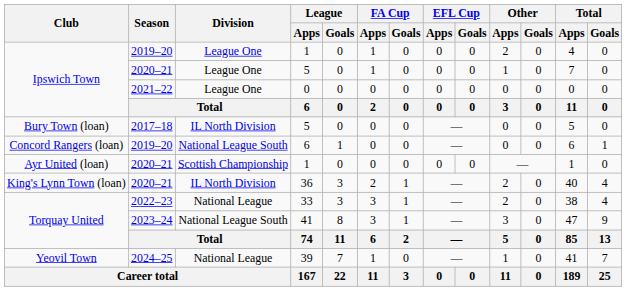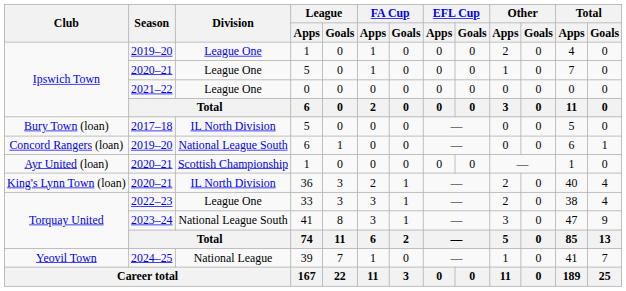(233, 201) National League -> (233, 201) League One
